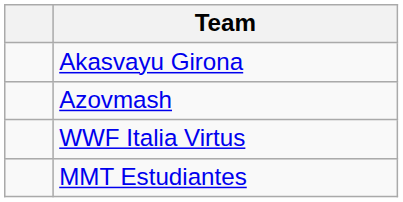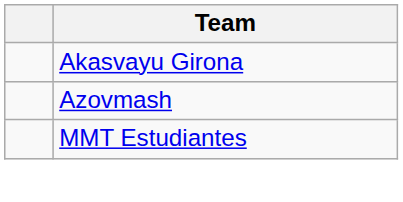- row: (152, 138)
